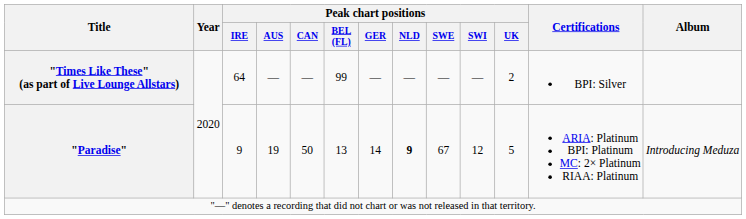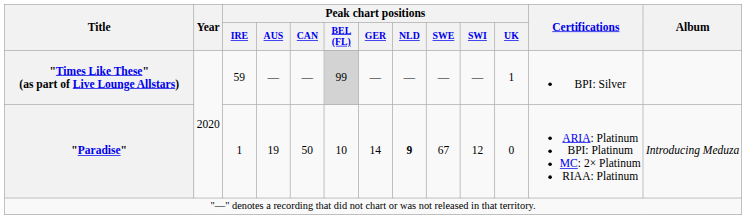(239, 77) 64 -> (239, 77) 59
(341, 77) no background -> (341, 77) lightgrey background
(511, 77) 2 -> (511, 77) 1
(239, 151) 9 -> (239, 151) 1
(341, 151) 13 -> (341, 151) 10
(511, 151) 5 -> (511, 151) 0
